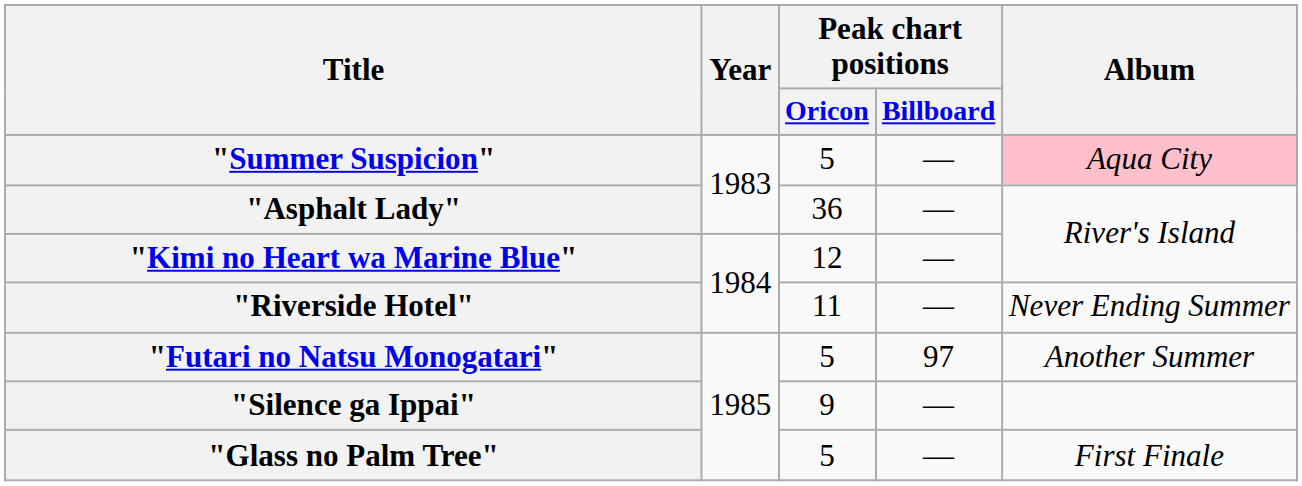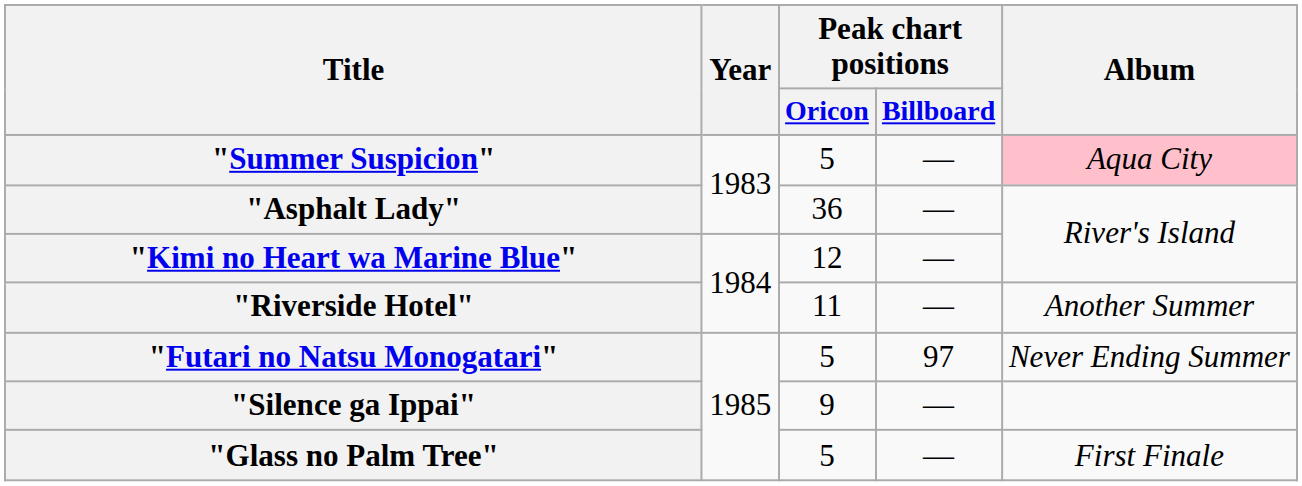(1149, 307) Never Ending Summer -> (1149, 307) Another Summer
(1149, 356) Another Summer -> (1149, 356) Never Ending Summer
